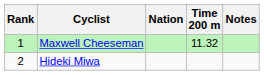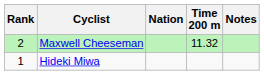(21, 43) 1 -> (21, 43) 2
(21, 61) 2 -> (21, 61) 1
